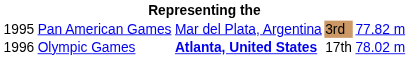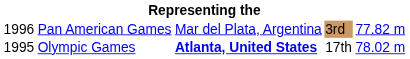(19, 29) 1995 -> (19, 29) 1996
(19, 48) 1996 -> (19, 48) 1995
